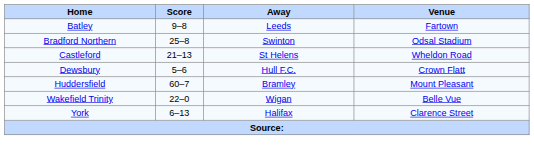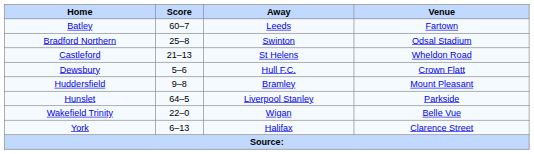(179, 26) 9–8 -> (179, 26) 60–7
(179, 84) 60–7 -> (179, 84) 9–8
+ row: (80, 98)
